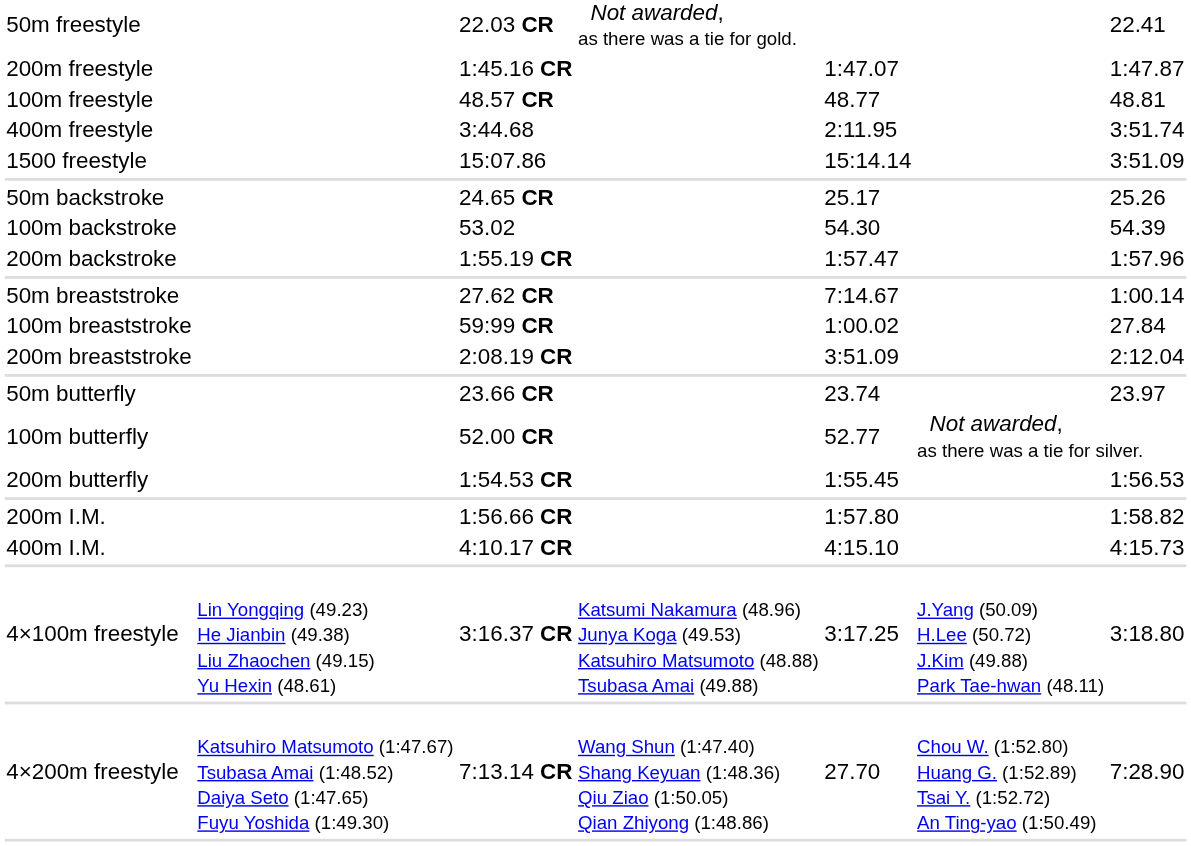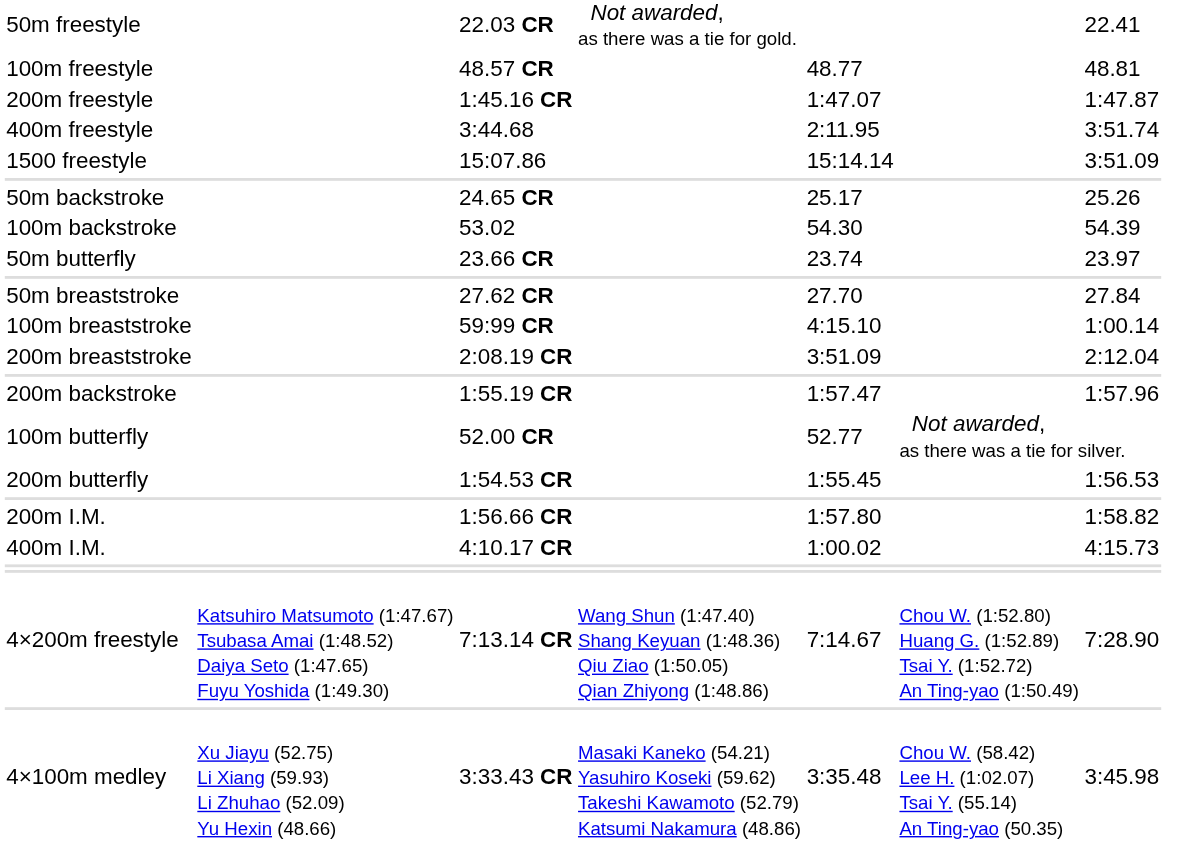rows swapped: (80, 99) <-> (80, 68)
rows swapped: (91, 258) <-> (71, 393)
(862, 295) 7:14.67 -> (835, 295) 27.70
(1147, 295) 1:00.14 -> (1113, 295) 27.84
(862, 326) 1:00.02 -> (844, 326) 4:15.10
(1138, 326) 27.84 -> (1122, 326) 1:00.14
(862, 547) 4:15.10 -> (844, 547) 1:00.02
- row: (92, 634)
(852, 771) 27.70 -> (844, 639) 7:14.67
+ row: (86, 776)
